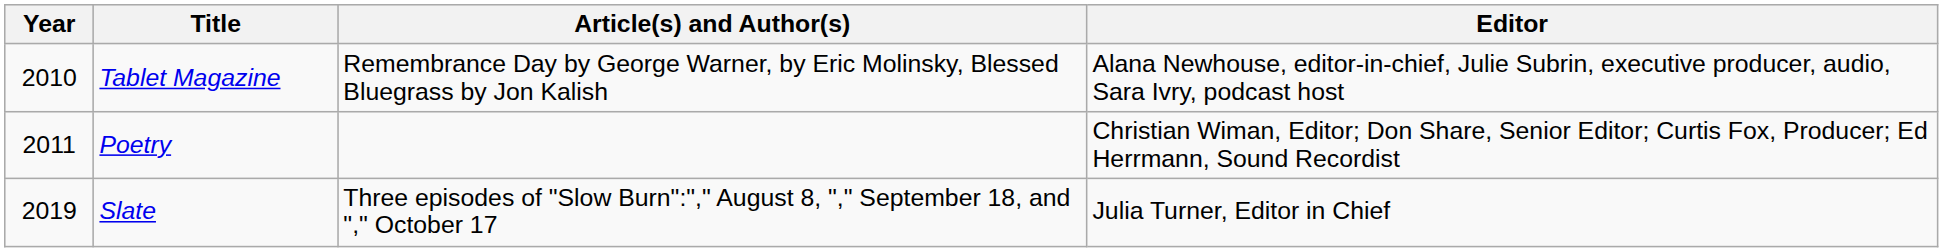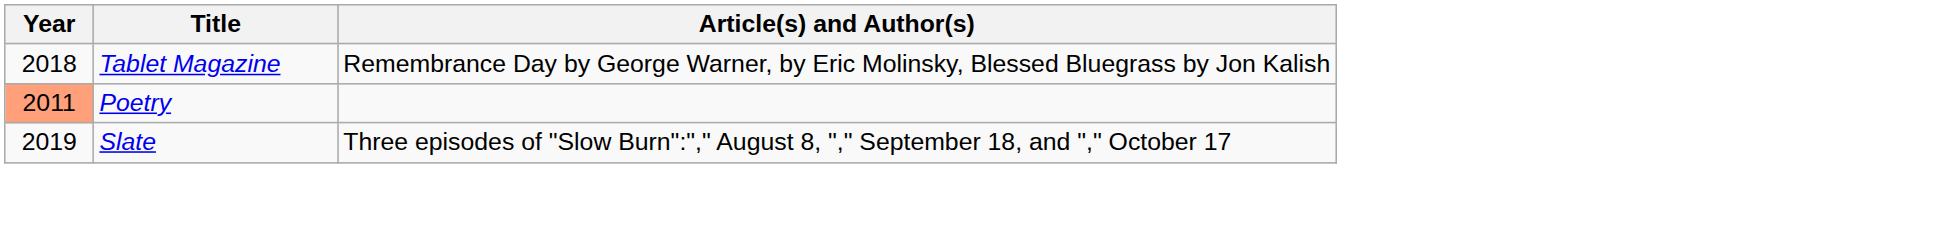- column: (1512, 24)
(49, 77) 2010 -> (49, 63) 2018
(49, 144) no background -> (49, 102) lightsalmon background
